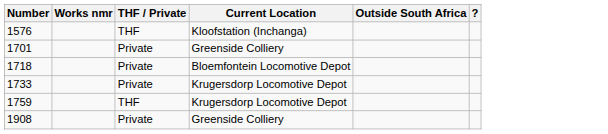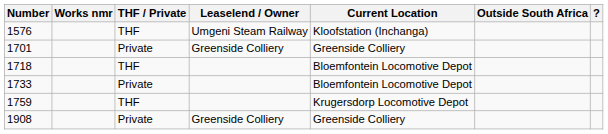+ column: (250, 13)
(135, 66) Private -> (129, 66) THF
(269, 84) Krugersdorp Locomotive Depot -> (392, 84) Bloemfontein Locomotive Depot
